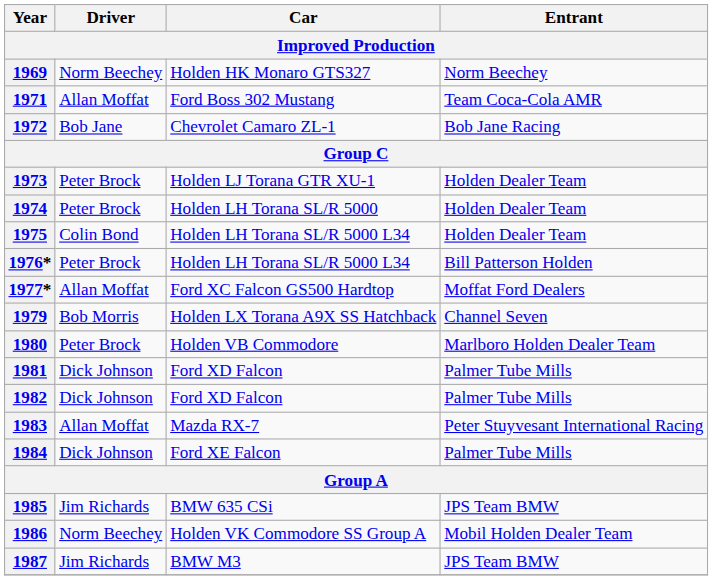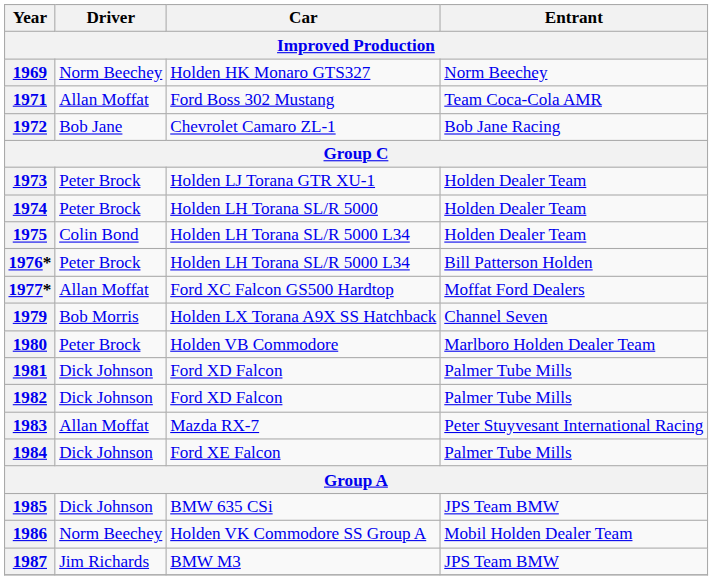(104, 506) Jim Richards -> (106, 506) Dick Johnson
